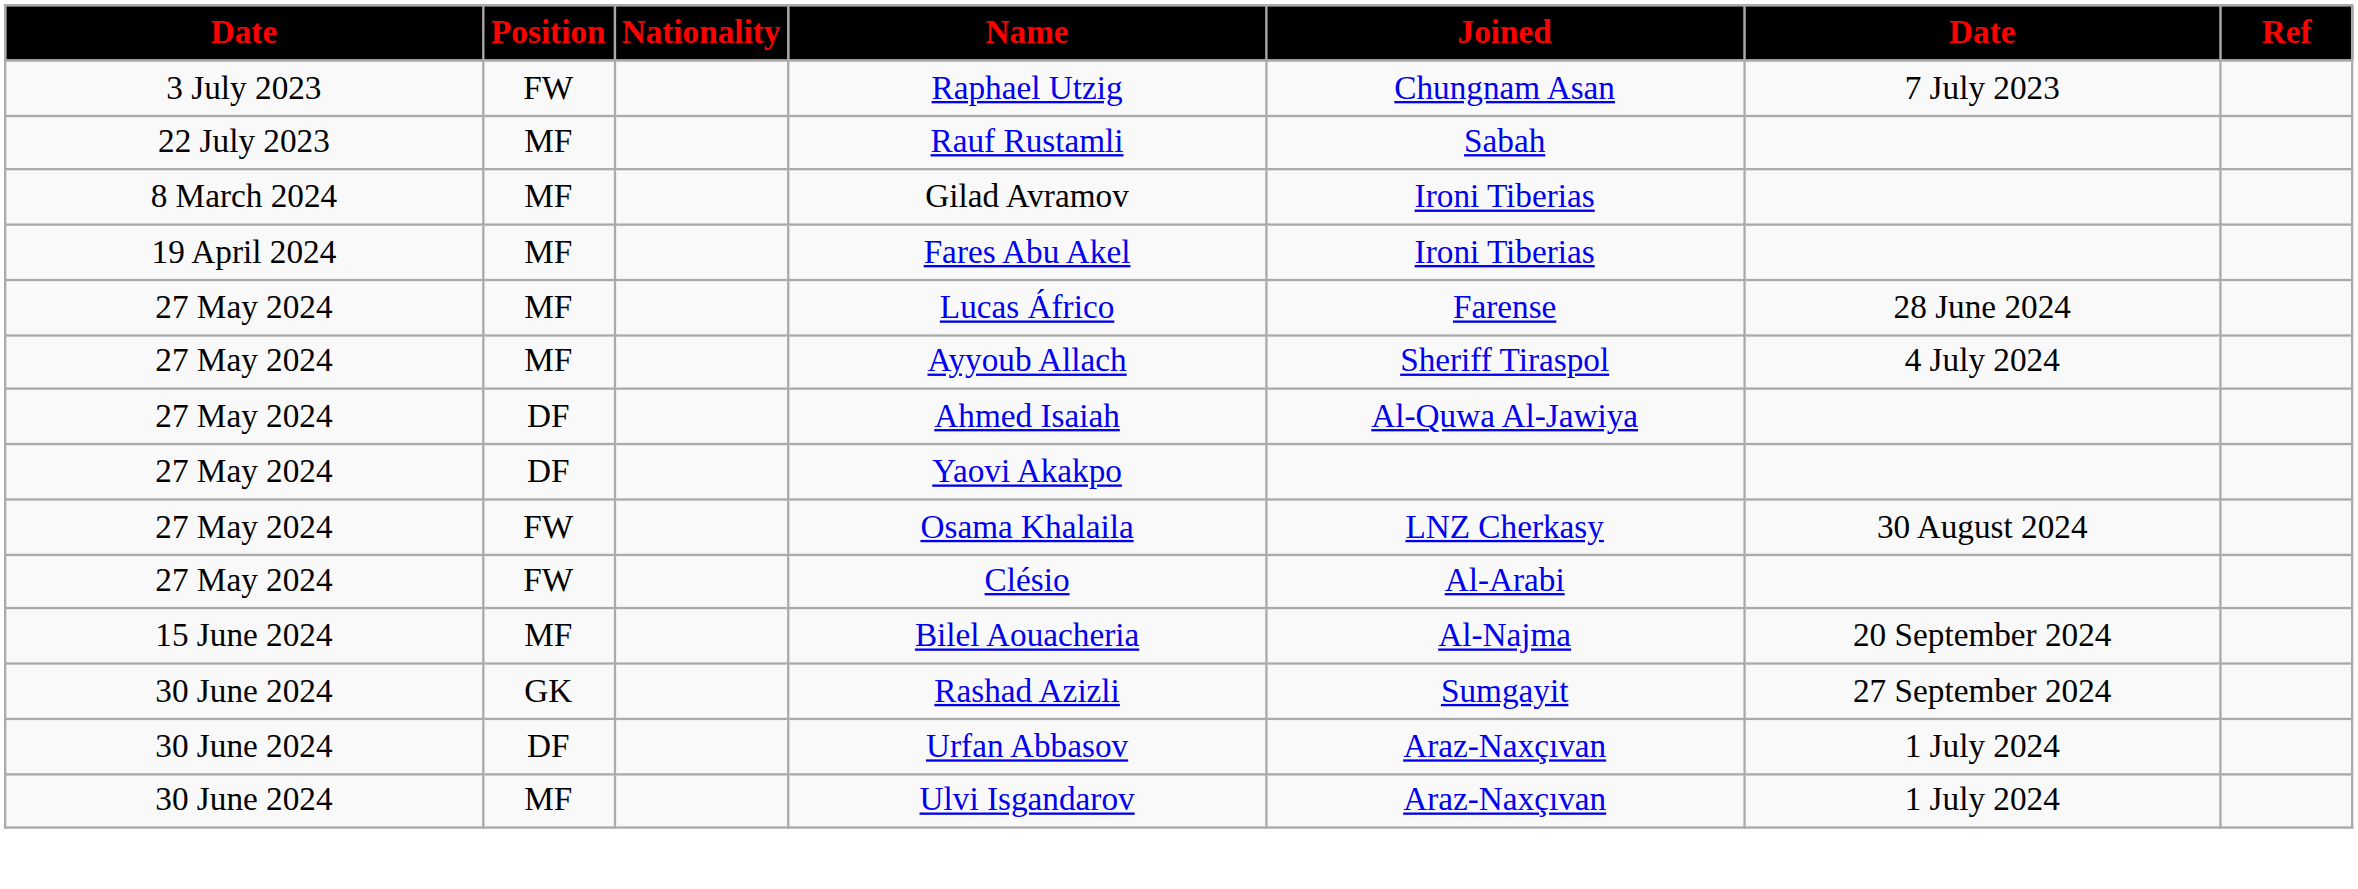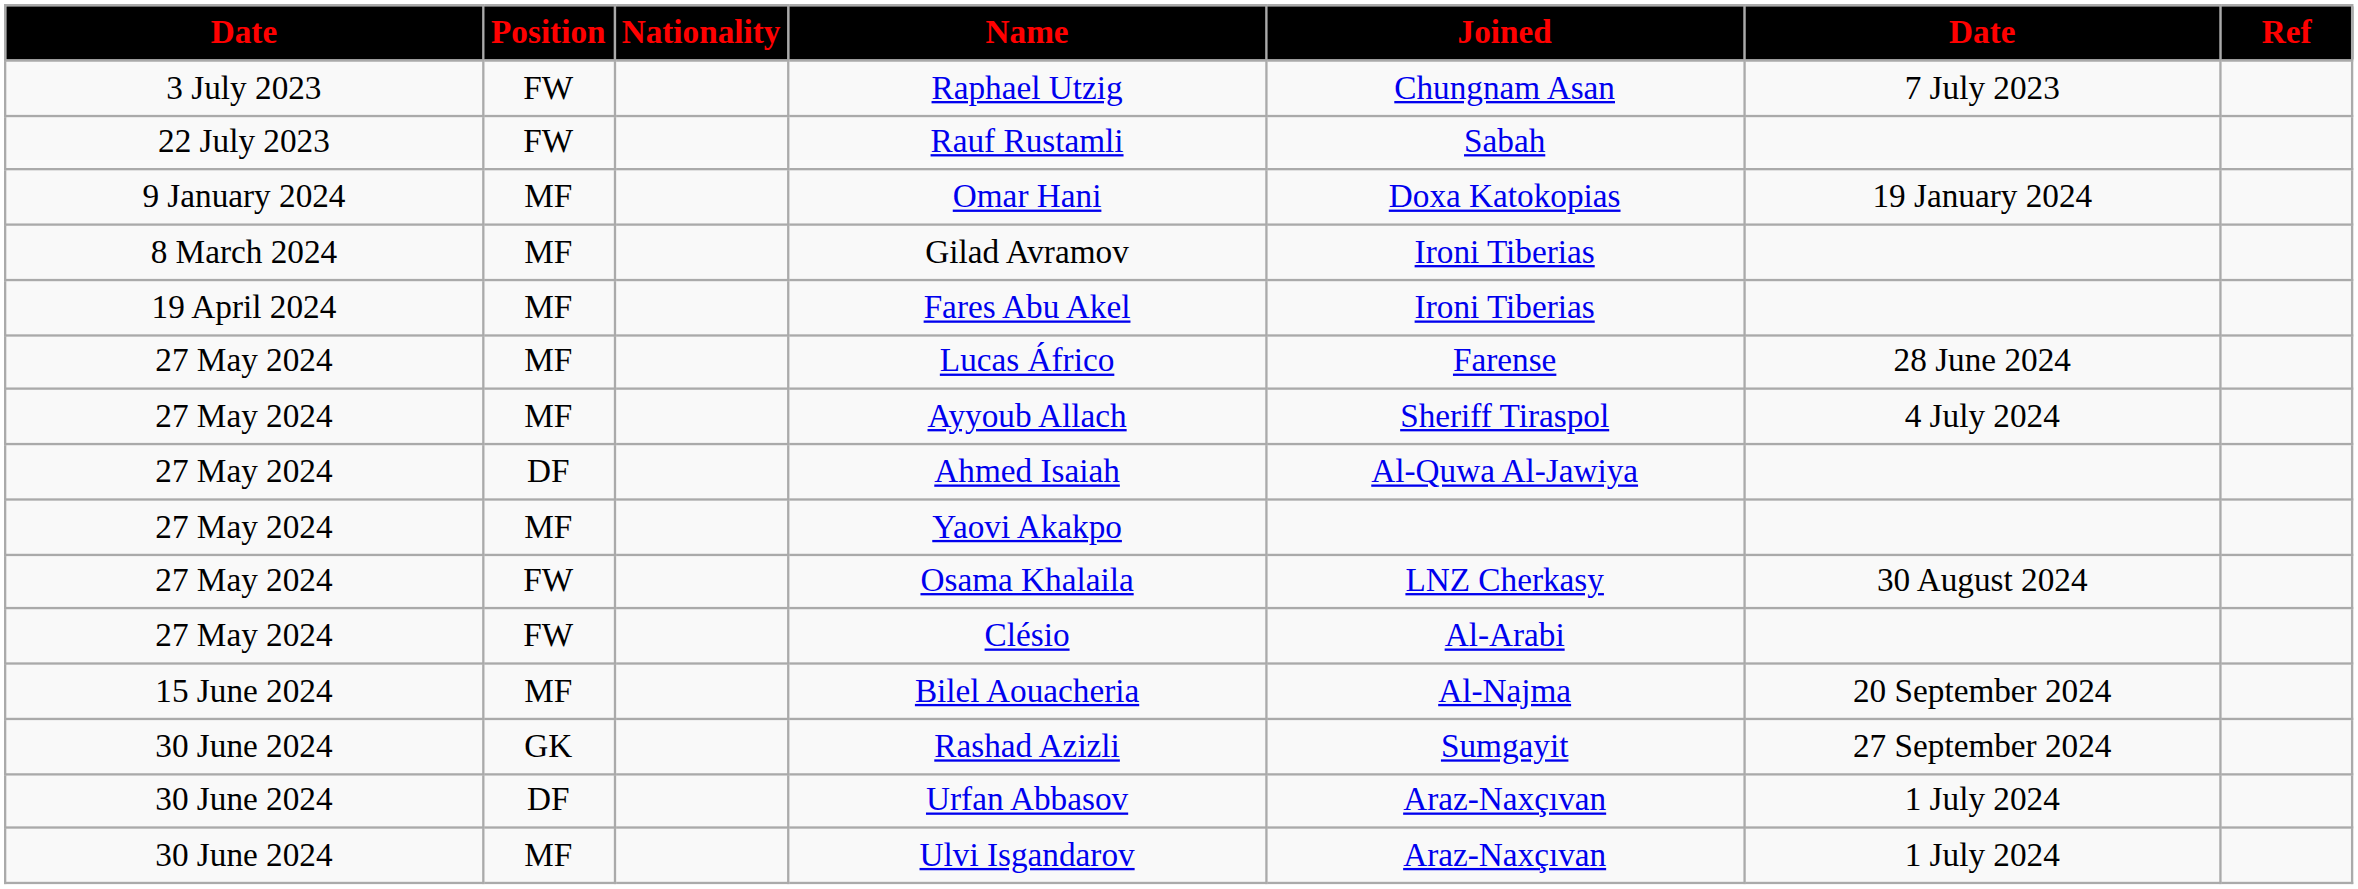(548, 142) MF -> (548, 142) FW
+ row: (1027, 196)
(548, 471) DF -> (548, 526) MF
